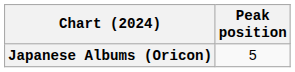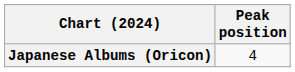(253, 56) 5 -> (253, 56) 4
